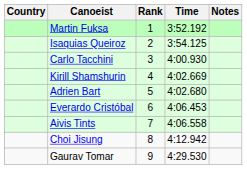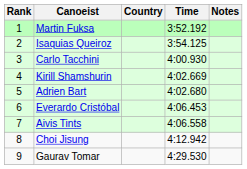columns swapped: (150, 12) <-> (26, 12)
